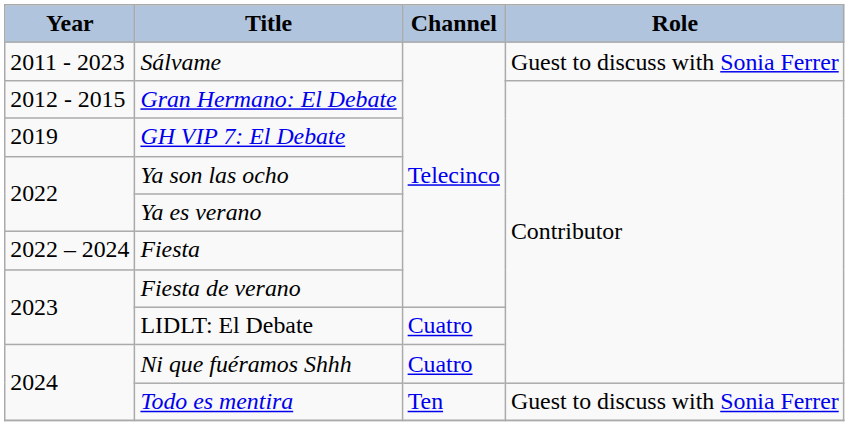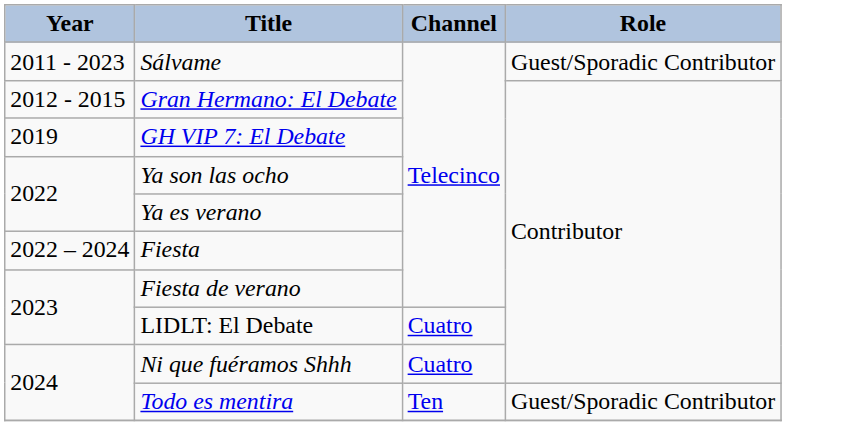(675, 61) Guest to discuss with Sonia Ferrer -> (643, 61) Guest/Sporadic Contributor
(675, 401) Guest to discuss with Sonia Ferrer -> (643, 401) Guest/Sporadic Contributor
